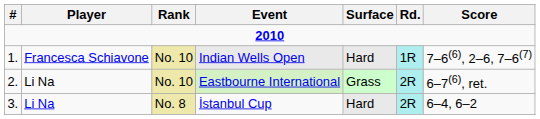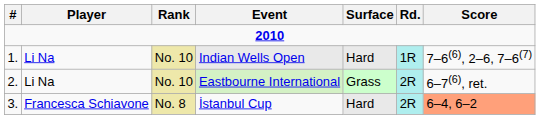(86, 57) Francesca Schiavone -> (39, 57) Li Na
(39, 104) Li Na -> (86, 104) Francesca Schiavone
(452, 104) no background -> (452, 104) lightsalmon background
